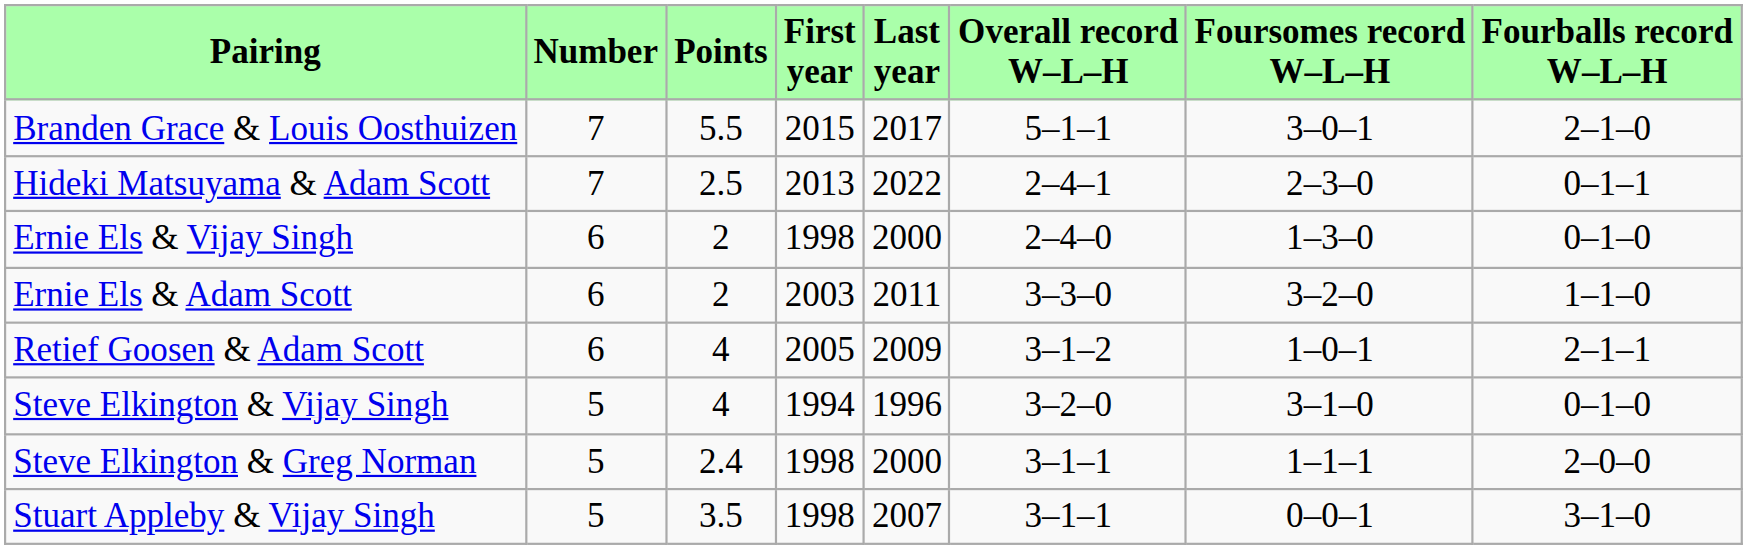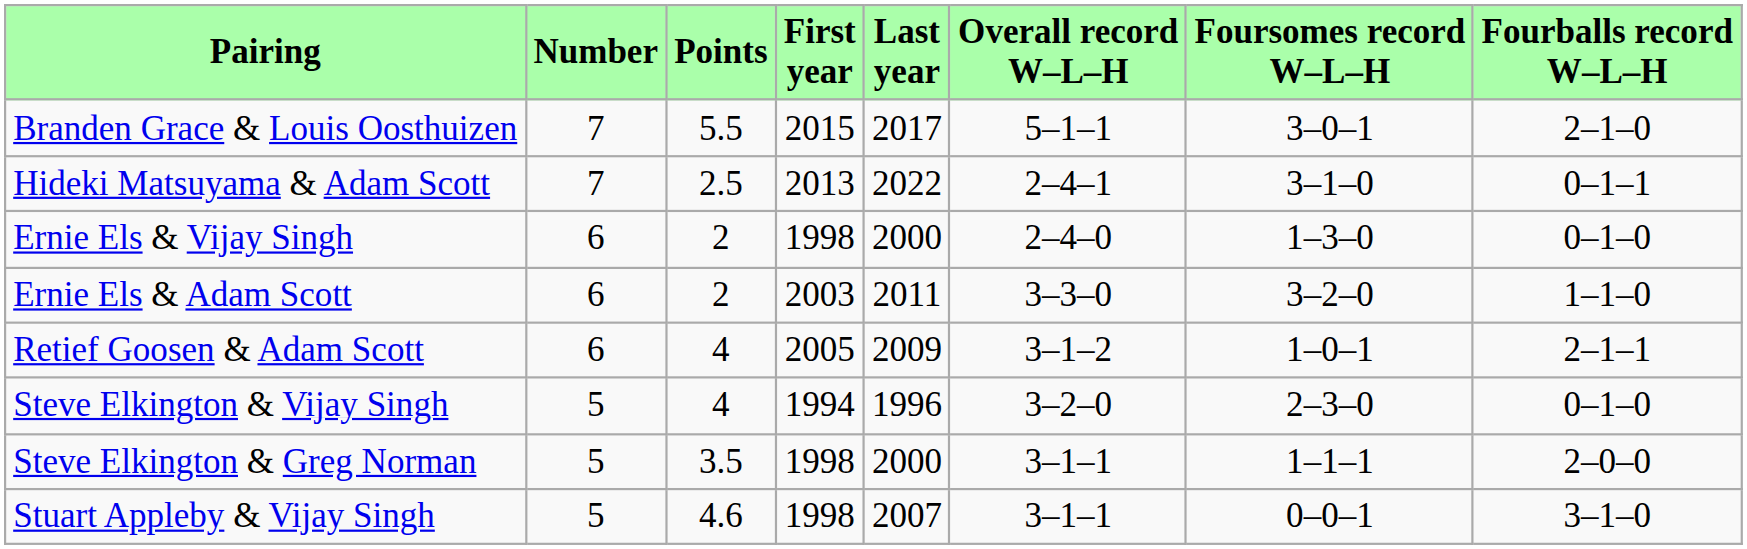(1330, 182) 2–3–0 -> (1330, 182) 3–1–0
(1330, 405) 3–1–0 -> (1330, 405) 2–3–0
(721, 460) 2.4 -> (721, 460) 3.5
(721, 516) 3.5 -> (721, 516) 4.6
